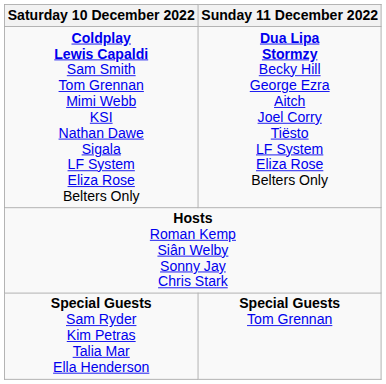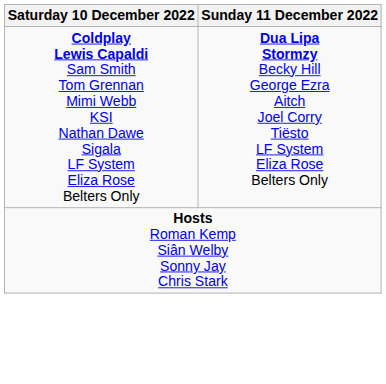- row: (101, 336)
